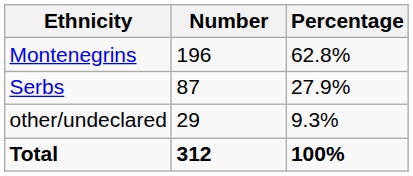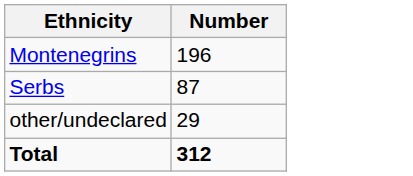- column: (347, 21)
